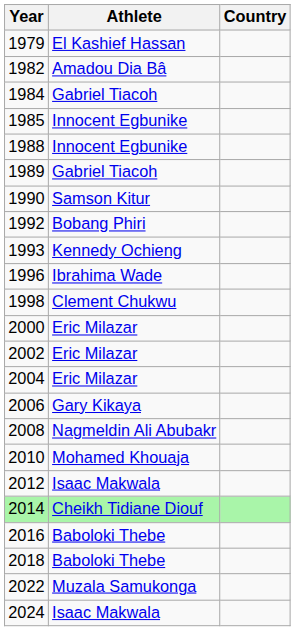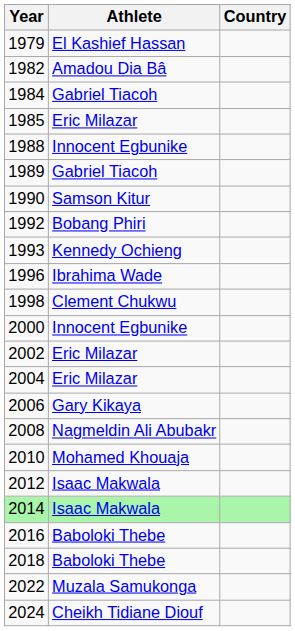(120, 120) Innocent Egbunike -> (95, 120) Eric Milazar
(95, 328) Eric Milazar -> (120, 328) Innocent Egbunike
(127, 509) Cheikh Tidiane Diouf -> (106, 509) Isaac Makwala
(106, 612) Isaac Makwala -> (127, 612) Cheikh Tidiane Diouf
